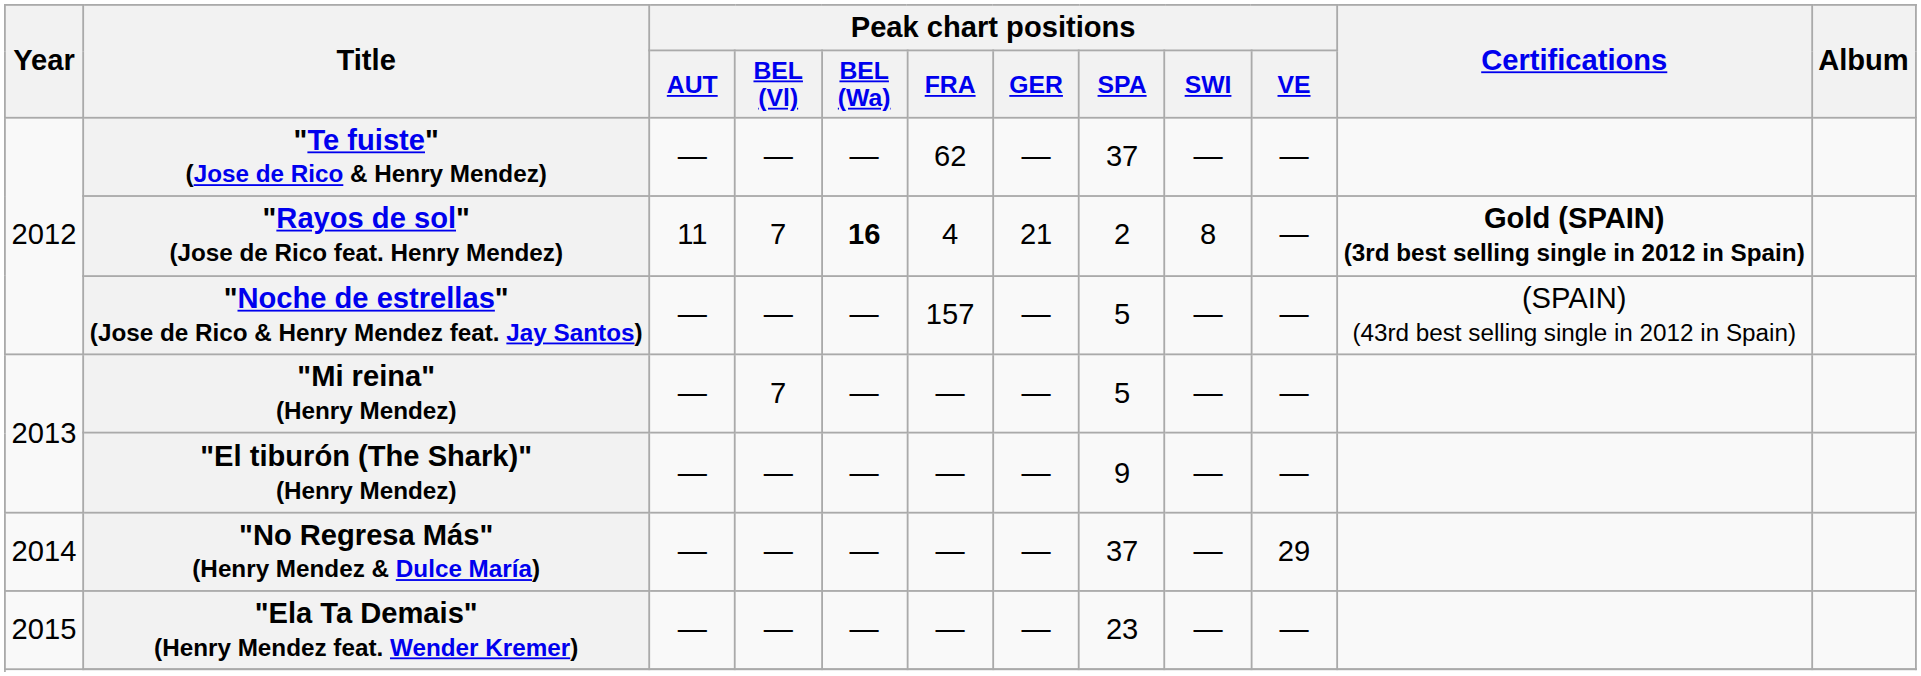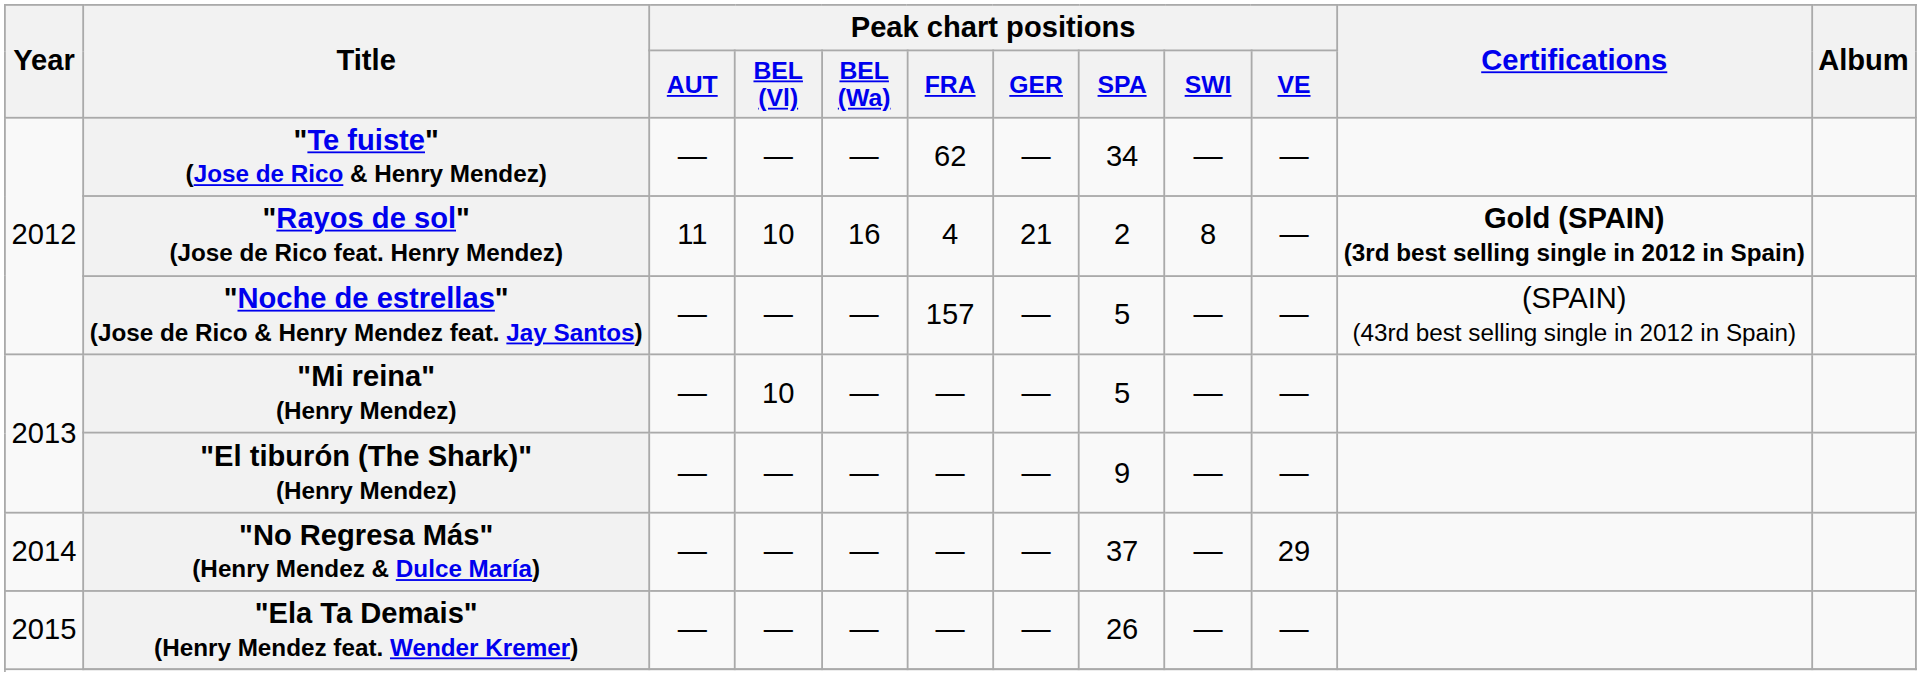(1122, 156) 37 -> (1122, 156) 34
(778, 235) 7 -> (778, 235) 10
(864, 235) bold -> (864, 235) normal
(778, 393) 7 -> (778, 393) 10
(1122, 630) 23 -> (1122, 630) 26
